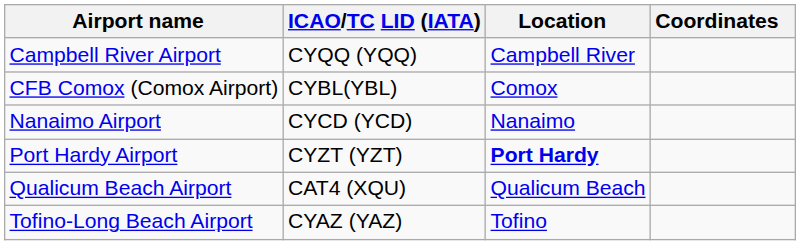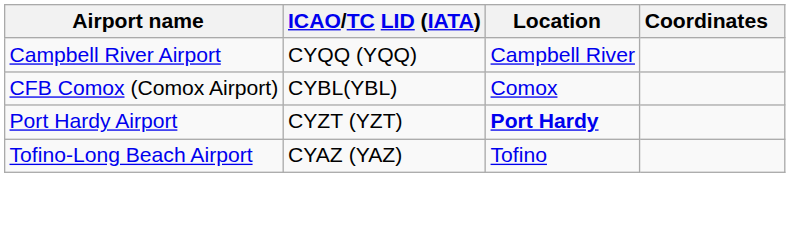- row: (85, 121)
- row: (120, 188)
